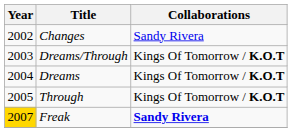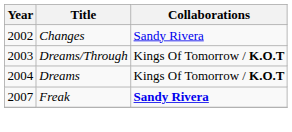- row: (61, 96)
(20, 117) gold background -> (20, 96) no background
